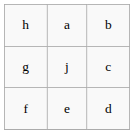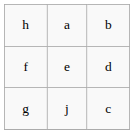rows swapped: (26, 67) <-> (26, 108)
